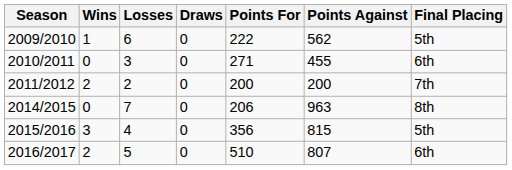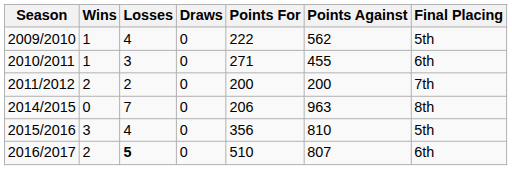(127, 38) 6 -> (127, 38) 4
(86, 61) 0 -> (86, 61) 1
(319, 130) 815 -> (319, 130) 810
(127, 152) normal -> (127, 152) bold
